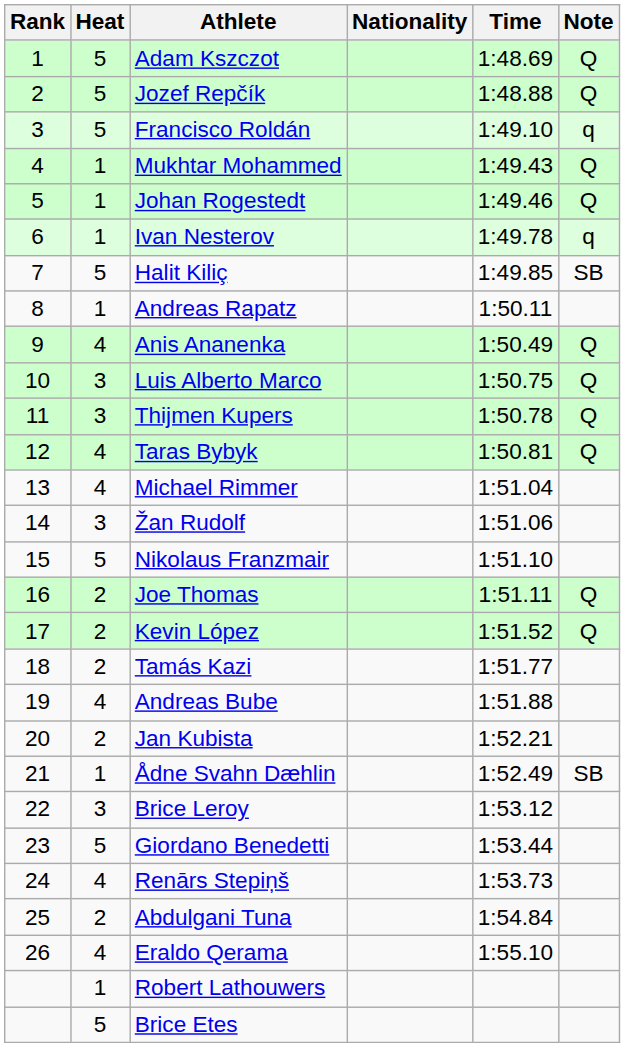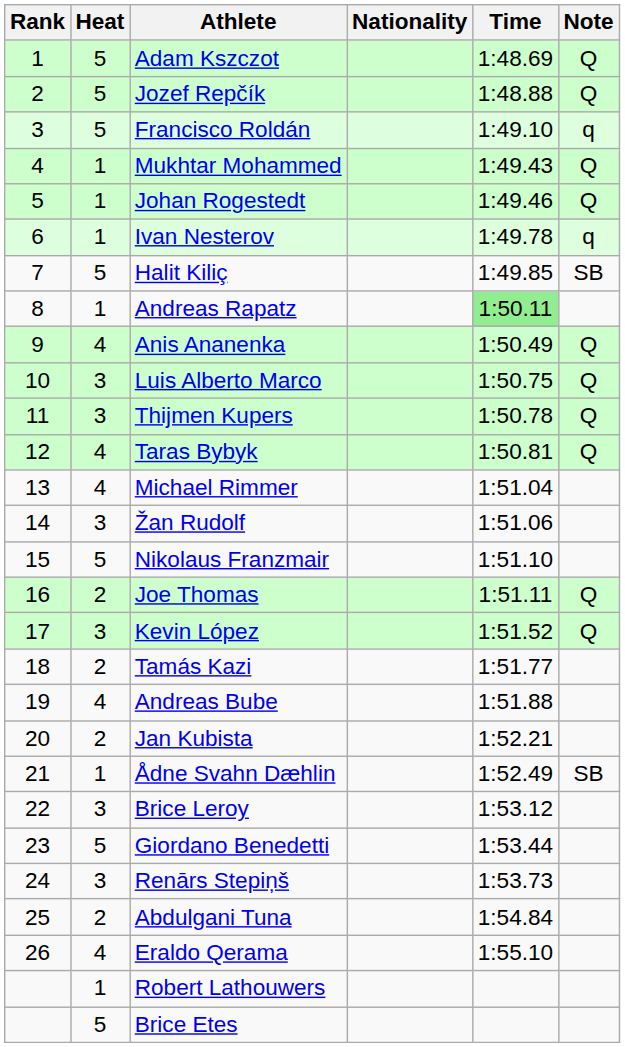(515, 308) no background -> (515, 308) lightgreen background
(100, 630) 2 -> (100, 630) 3
(100, 881) 4 -> (100, 881) 3
